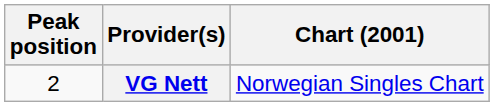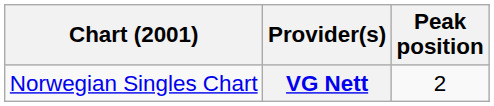columns swapped: (360, 34) <-> (53, 34)
